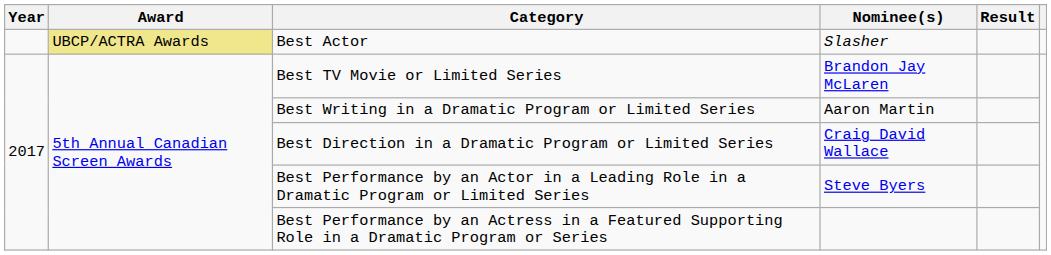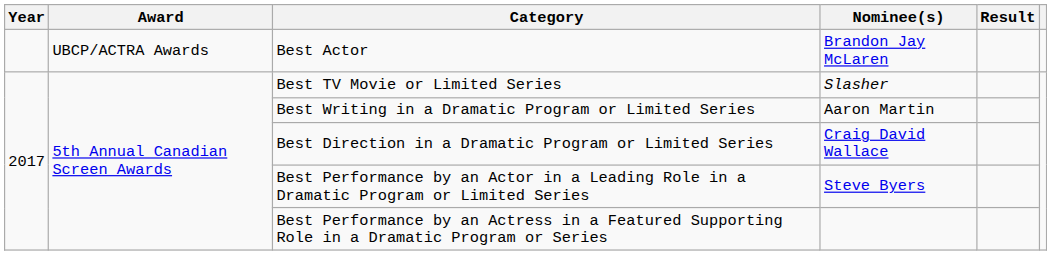(131, 42) khaki background -> (131, 51) no background
(856, 42) Slasher -> (875, 51) Brandon Jay McLaren
(875, 76) Brandon Jay McLaren -> (856, 85) Slasher
